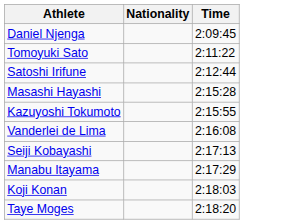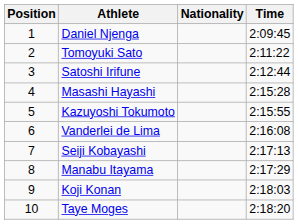+ column: (32, 14)
